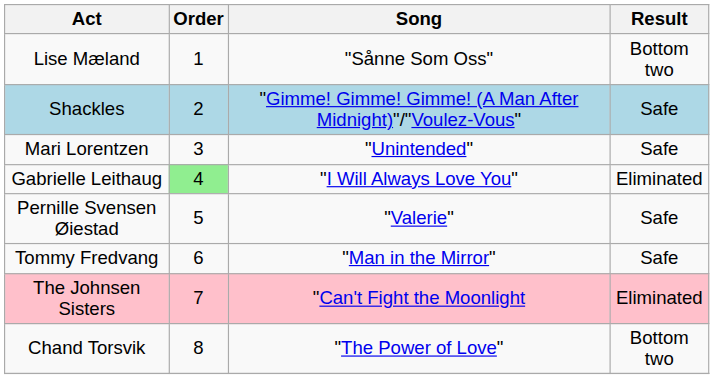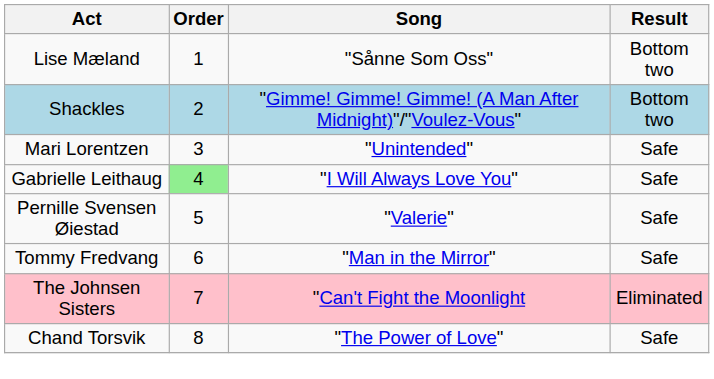(659, 109) Safe -> (659, 109) Bottom two
(659, 178) Eliminated -> (659, 178) Safe
(659, 348) Bottom two -> (659, 338) Safe
